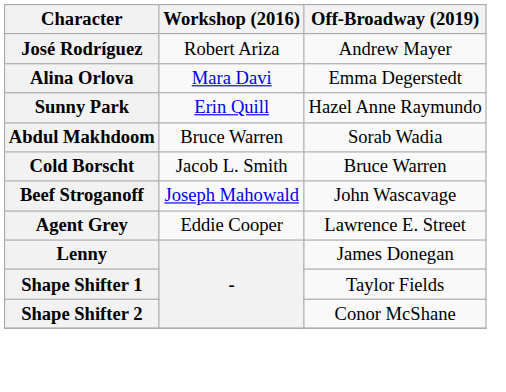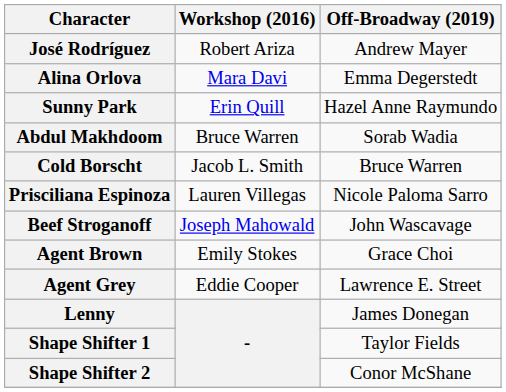+ row: (90, 195)
+ row: (90, 254)
